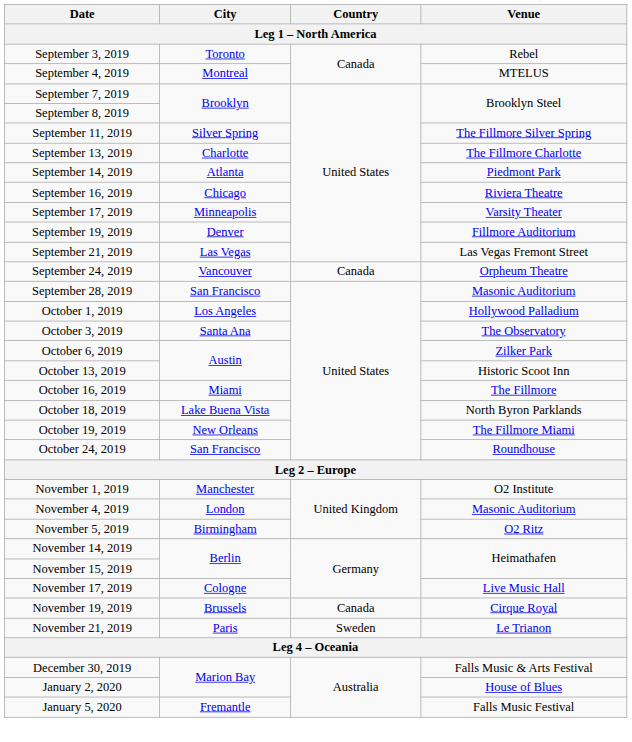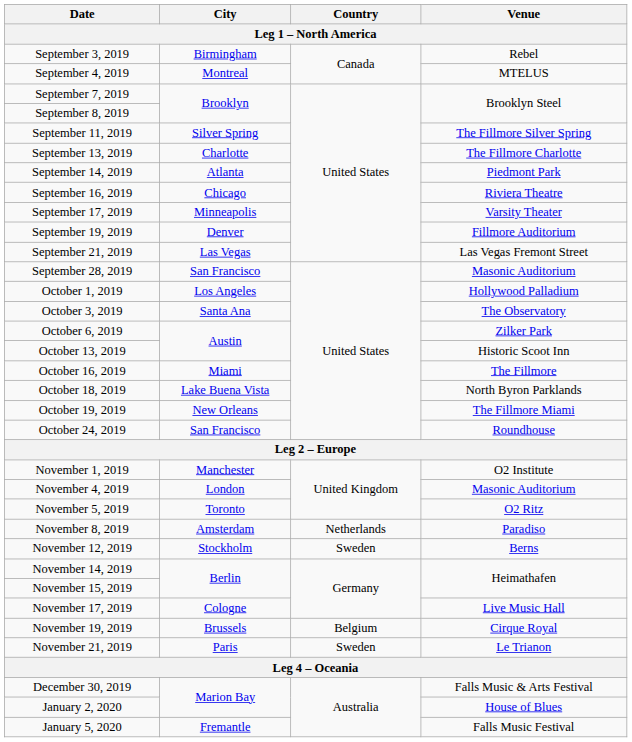(225, 53) Toronto -> (225, 53) Birmingham
- row: (82, 271)
(225, 529) Birmingham -> (225, 509) Toronto
+ row: (82, 529)
+ row: (82, 548)
(356, 608) Canada -> (356, 627) Belgium
